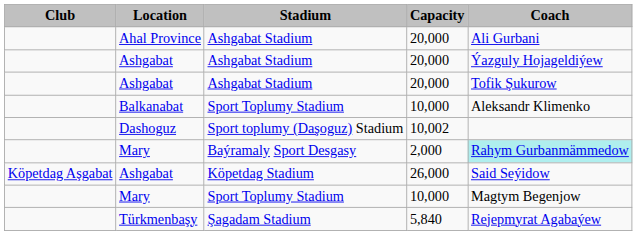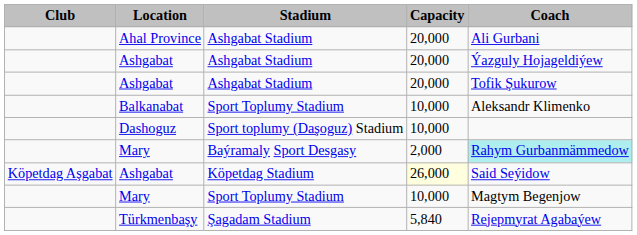(429, 128) 10,002 -> (429, 128) 10,000
(429, 173) no background -> (429, 173) lightyellow background
